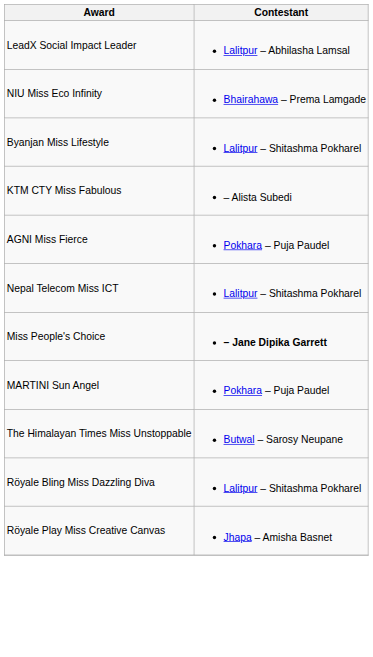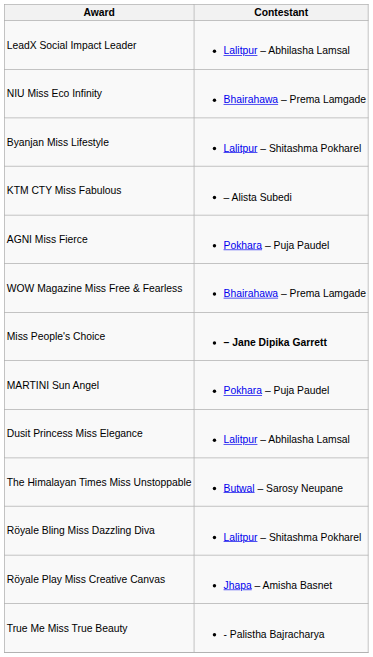- row: (63, 288)
+ row: (95, 288)
+ row: (75, 434)
+ row: (67, 628)
